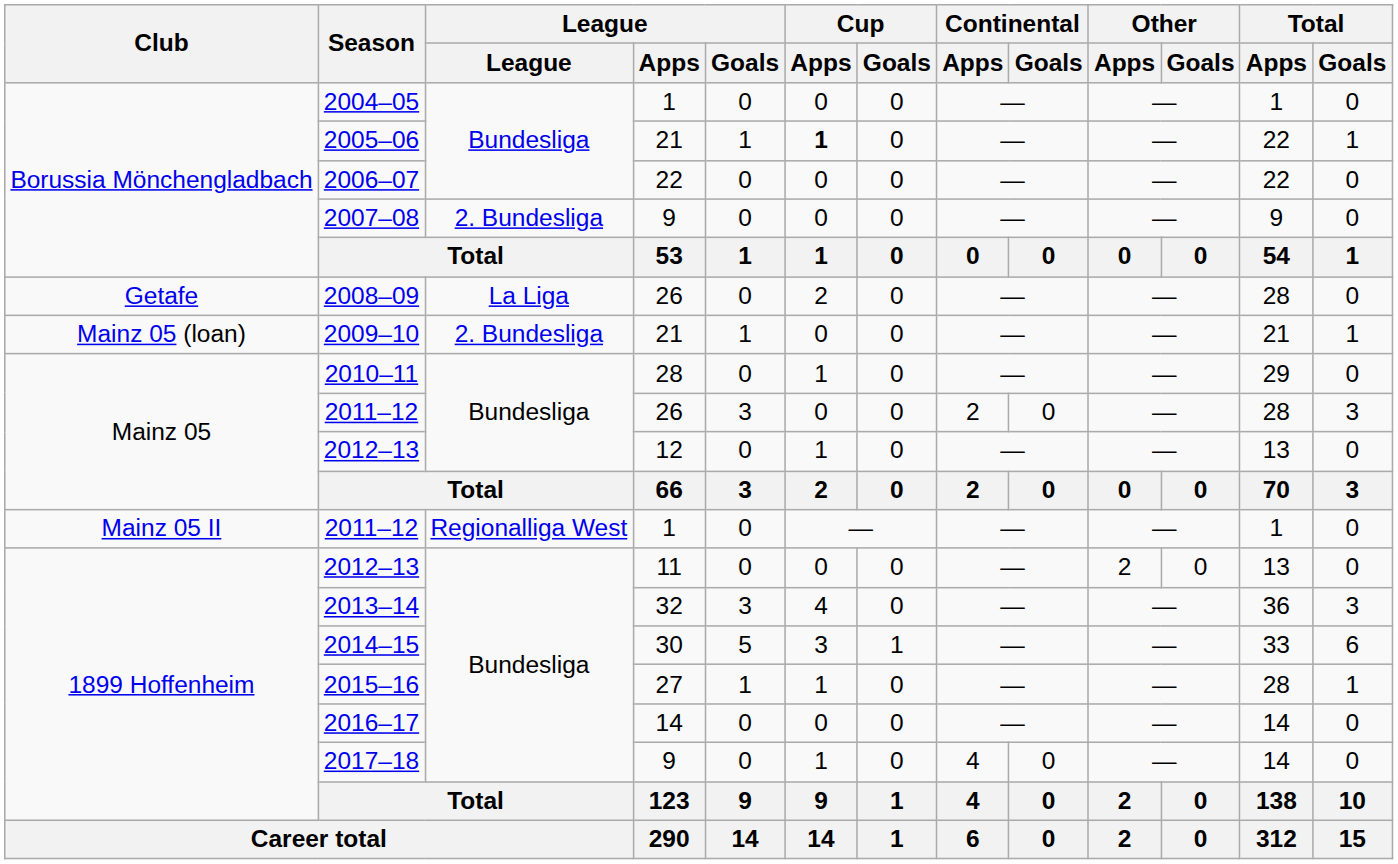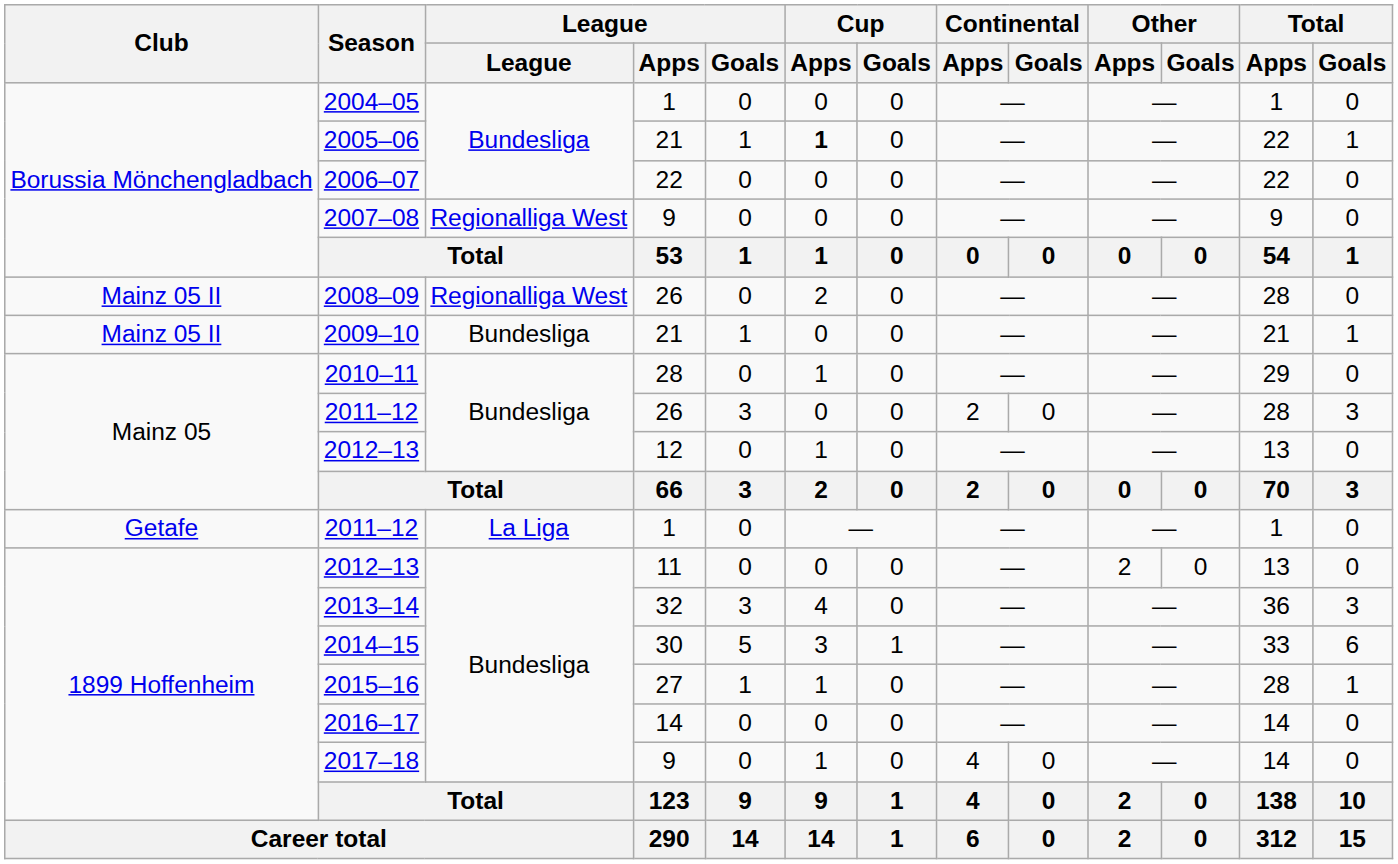(529, 218) 2. Bundesliga -> (529, 218) Regionalliga West
(161, 295) Getafe -> (161, 295) Mainz 05 II
(529, 295) La Liga -> (529, 295) Regionalliga West
(161, 334) Mainz 05 (loan) -> (161, 334) Mainz 05 II
(529, 334) 2. Bundesliga -> (529, 334) Bundesliga
(161, 528) Mainz 05 II -> (161, 528) Getafe
(529, 528) Regionalliga West -> (529, 528) La Liga
